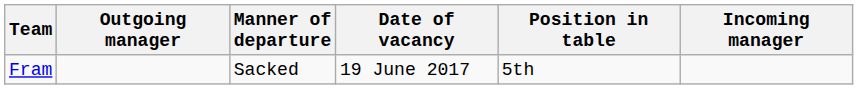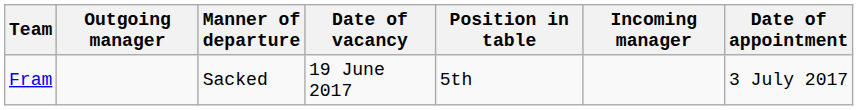+ column: (789, 30)
